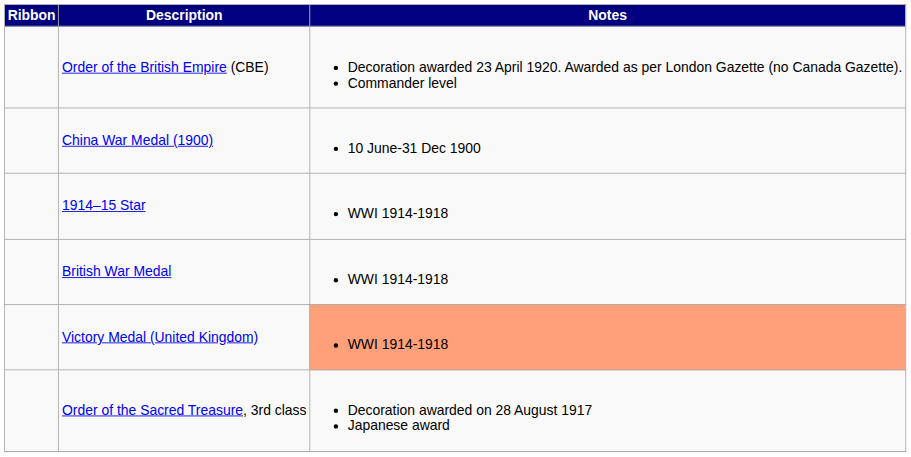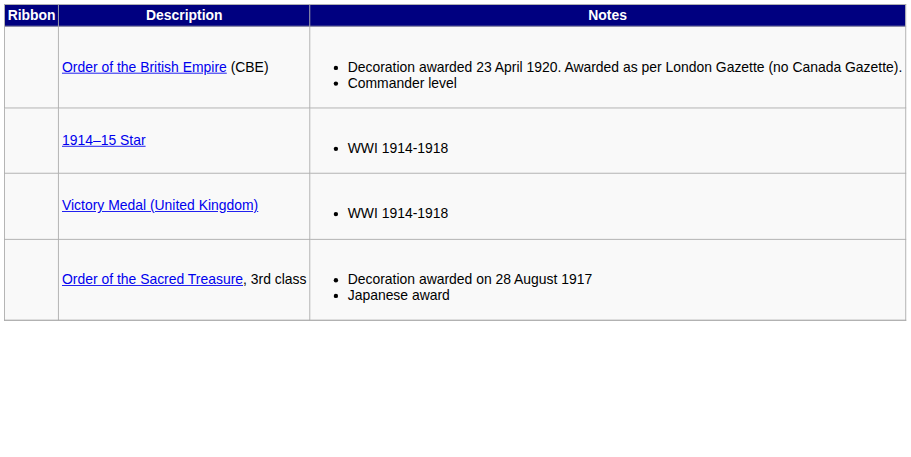- row: (138, 140)
- row: (117, 271)
(608, 345) lightsalmon background -> (608, 214) no background
